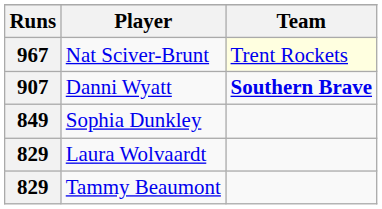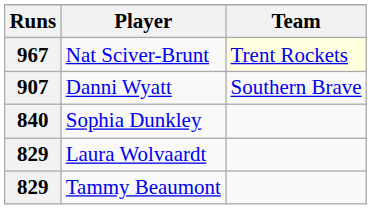(301, 87) bold -> (296, 87) normal
(33, 120) 849 -> (33, 120) 840
